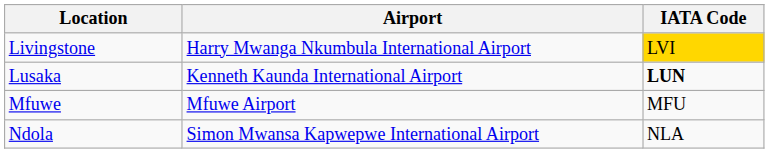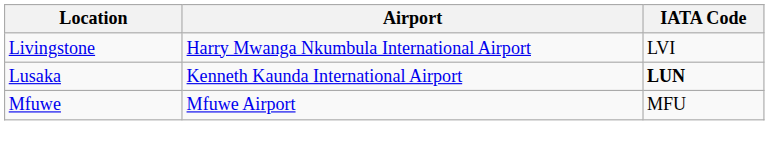(661, 47) gold background -> (661, 47) no background
- row: (31, 133)
